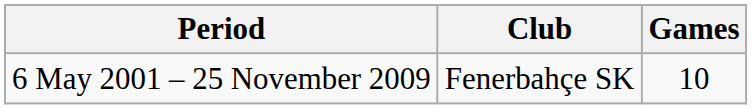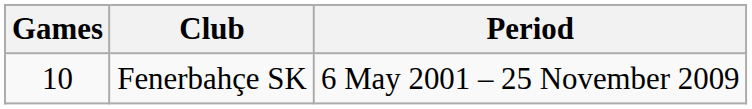columns swapped: (694, 28) <-> (221, 28)
